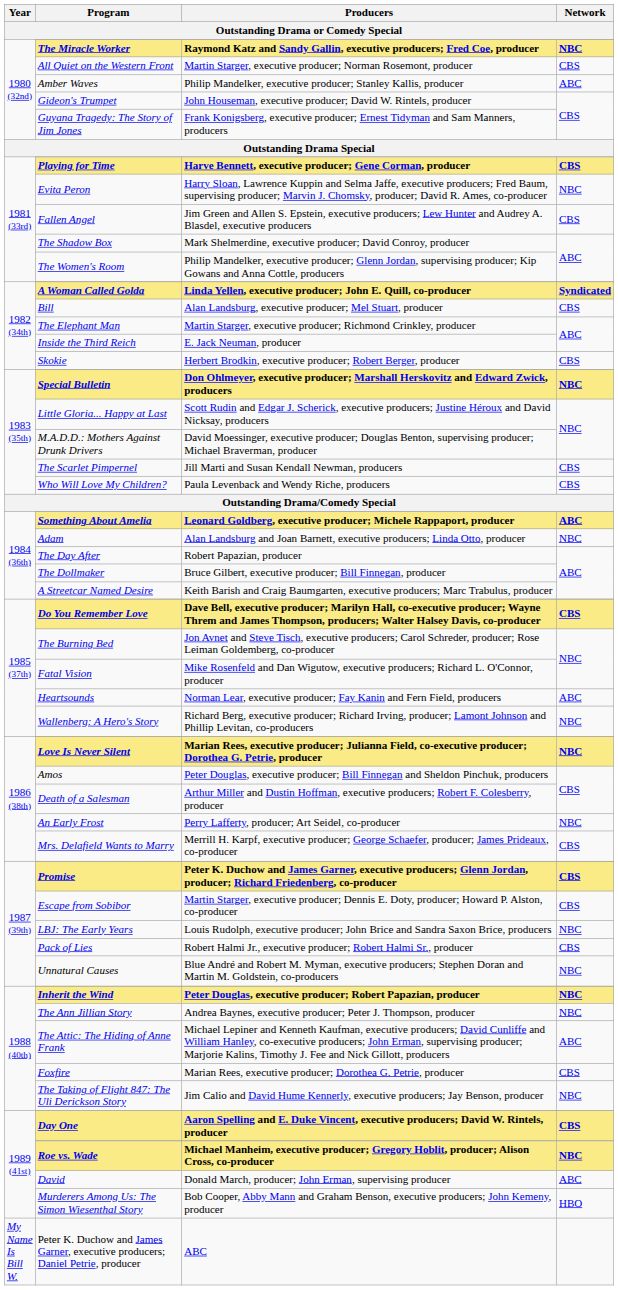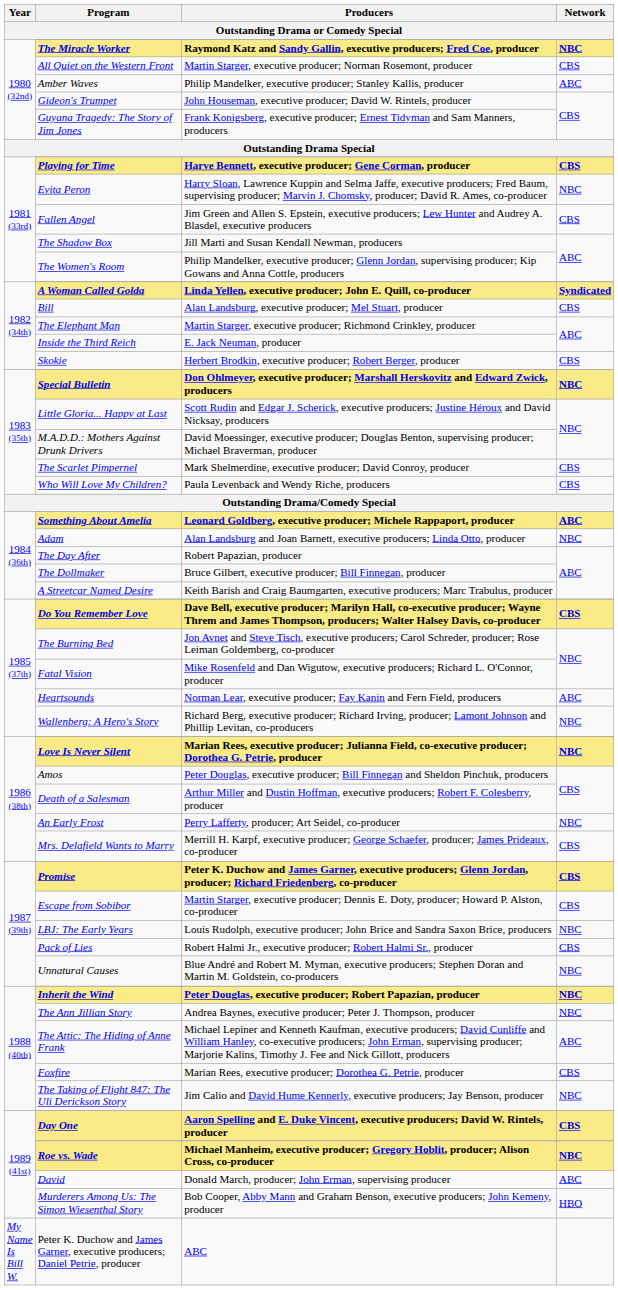(327, 243) Mark Shelmerdine, executive producer; David Conroy, producer -> (293, 243) Jill Marti and Susan Kendall Newman, producers
(293, 467) Jill Marti and Susan Kendall Newman, producers -> (327, 467) Mark Shelmerdine, executive producer; David Conroy, producer
